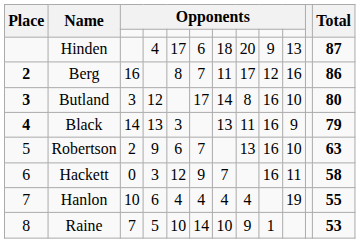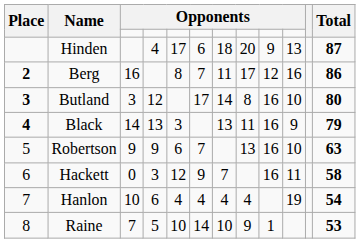(132, 149) 2 -> (132, 149) 9
(334, 200) 55 -> (334, 200) 54
